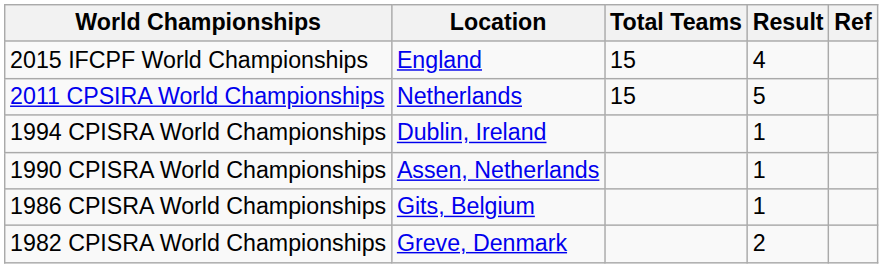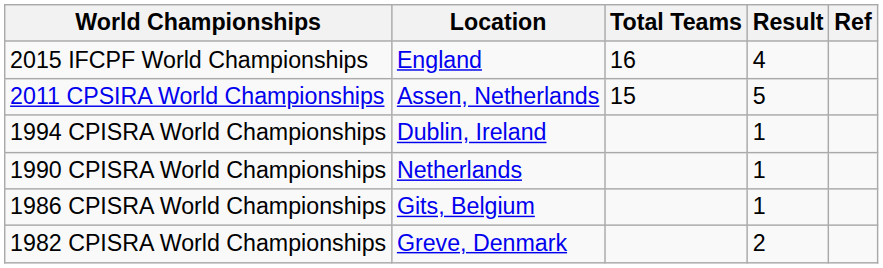(623, 59) 15 -> (623, 59) 16
(459, 96) Netherlands -> (498, 96) Assen, Netherlands
(498, 170) Assen, Netherlands -> (459, 170) Netherlands
